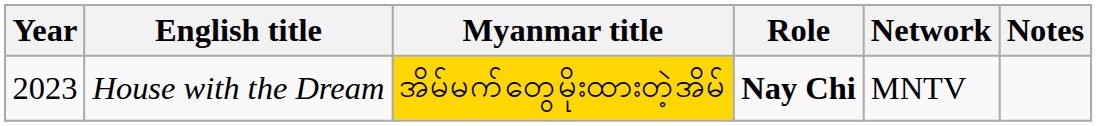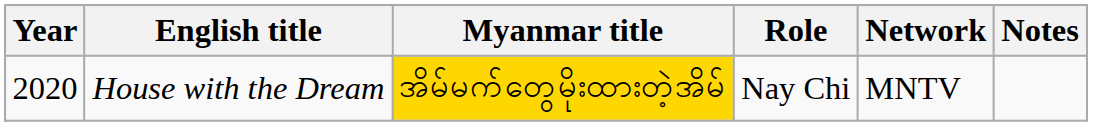(45, 87) 2023 -> (45, 87) 2020
(799, 87) bold -> (796, 87) normal
